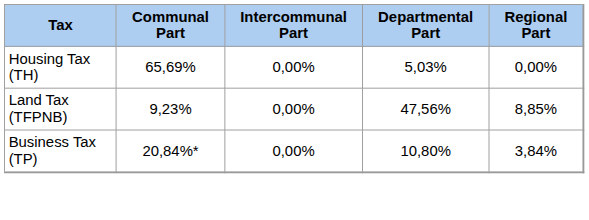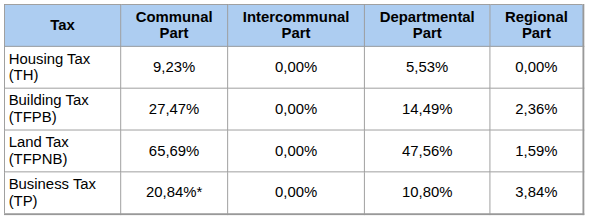(171, 67) 65,69% -> (174, 67) 9,23%
(426, 67) 5,03% -> (427, 67) 5,53%
+ row: (49, 109)
(171, 109) 9,23% -> (174, 150) 65,69%
(536, 109) 8,85% -> (536, 150) 1,59%
